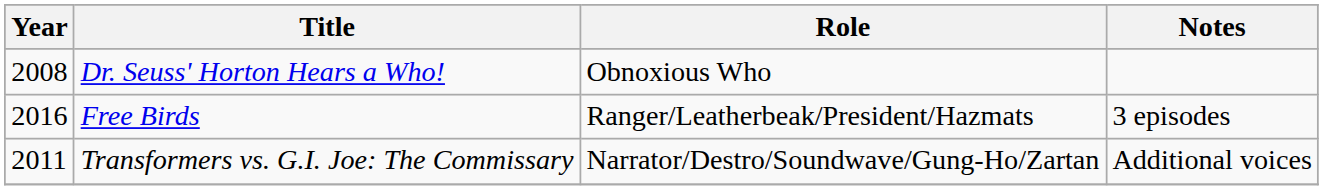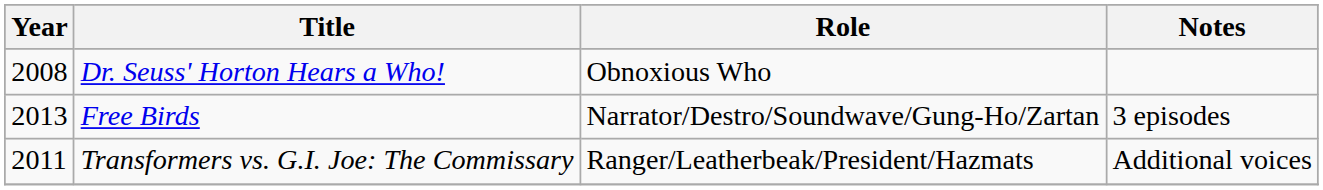(40, 116) 2016 -> (40, 116) 2013
(810, 116) Ranger/Leatherbeak/President/Hazmats -> (843, 116) Narrator/Destro/Soundwave/Gung-Ho/Zartan
(843, 160) Narrator/Destro/Soundwave/Gung-Ho/Zartan -> (810, 160) Ranger/Leatherbeak/President/Hazmats
